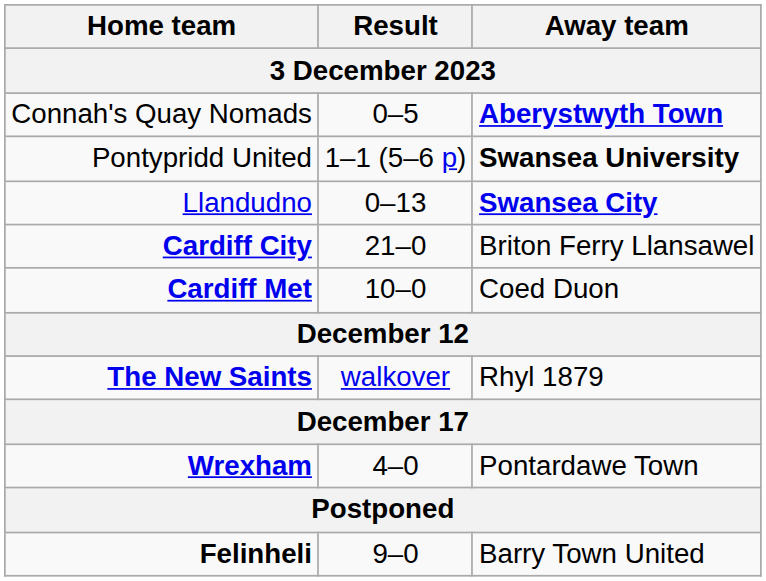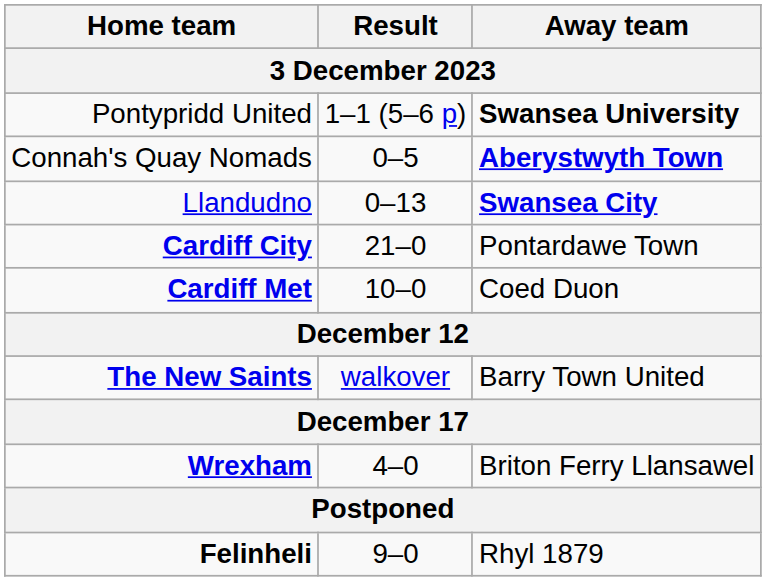rows swapped: (202, 158) <-> (162, 114)
(617, 245) Briton Ferry Llansawel -> (589, 245) Pontardawe Town
(541, 377) Rhyl 1879 -> (592, 377) Barry Town United
(589, 465) Pontardawe Town -> (617, 465) Briton Ferry Llansawel
(592, 553) Barry Town United -> (541, 553) Rhyl 1879
